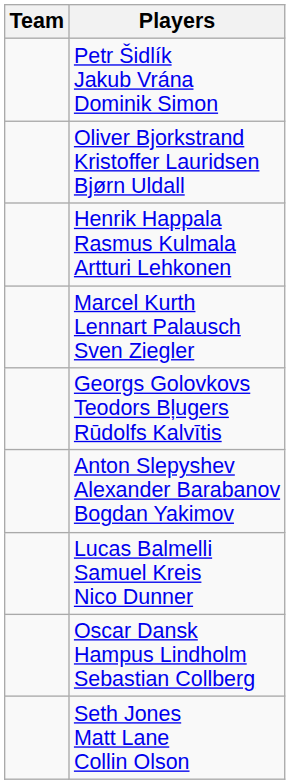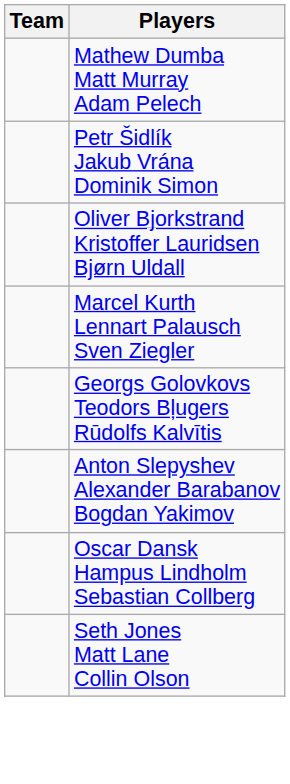+ row: (149, 79)
- row: (155, 244)
- row: (143, 573)
